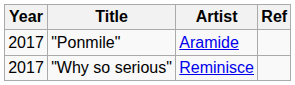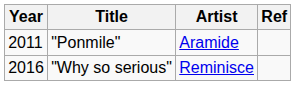(26, 42) 2017 -> (25, 42) 2011
(26, 67) 2017 -> (26, 67) 2016
